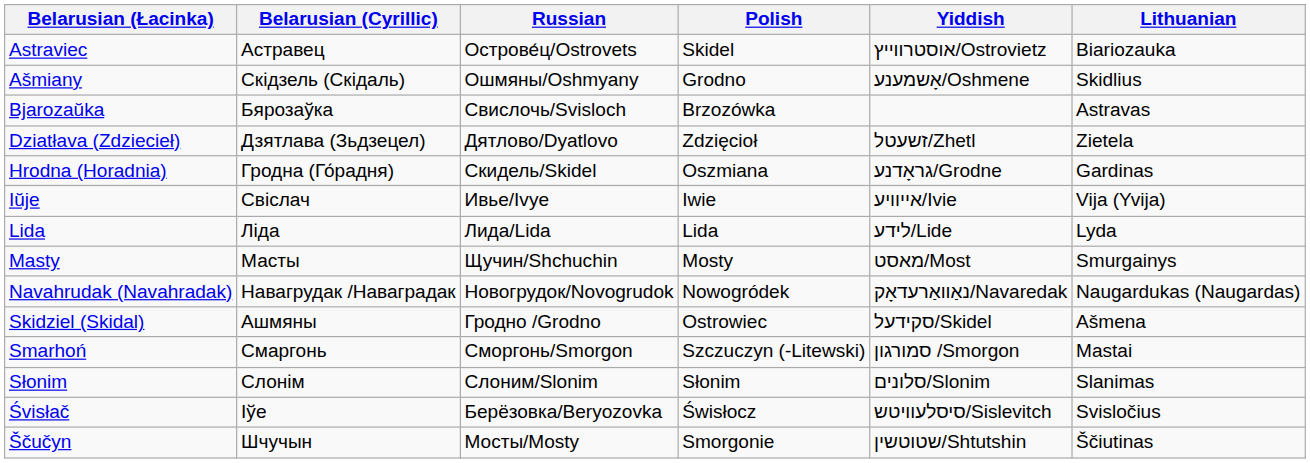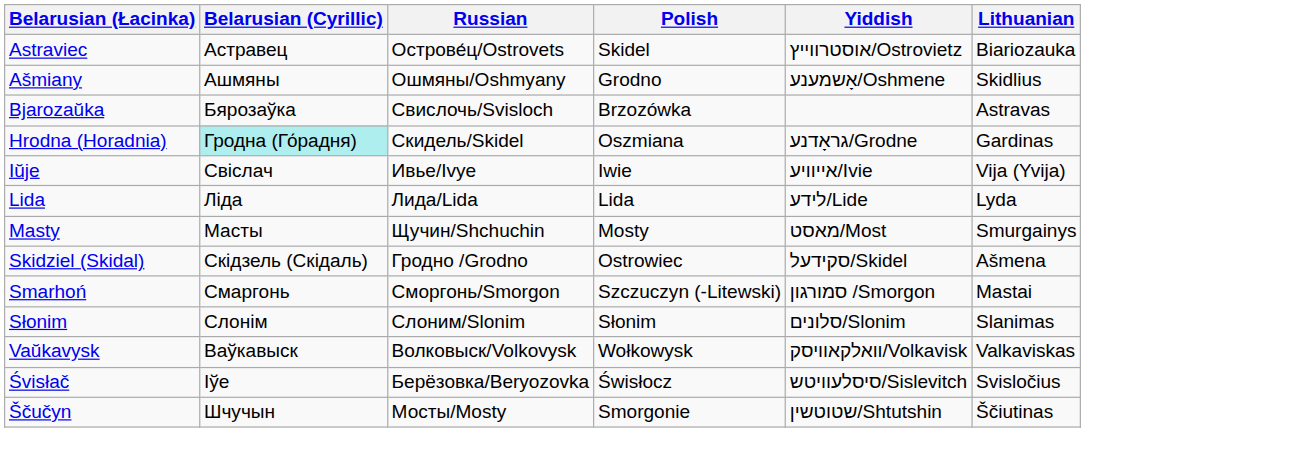(323, 79) Скідзель (Скідаль) -> (242, 79) Ашмяны
- row: (95, 140)
(318, 170) no background -> (280, 140) paleturquoise background
- row: (121, 291)
(279, 321) Ашмяны -> (286, 261) Скідзель (Скідаль)
+ row: (54, 351)
